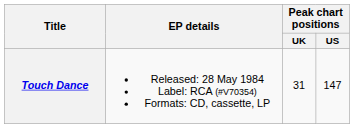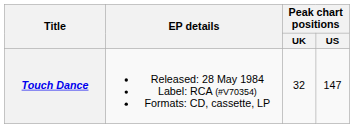(299, 86) 31 -> (299, 86) 32
